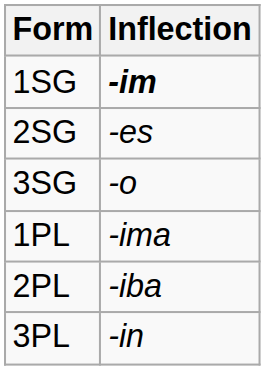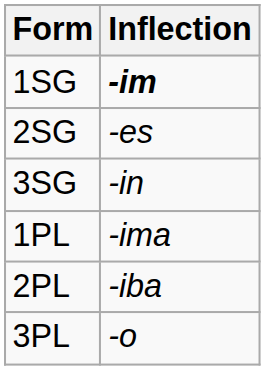(123, 183) -o -> (126, 183) -in
(126, 337) -in -> (123, 337) -o
